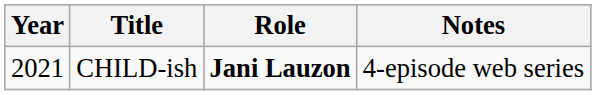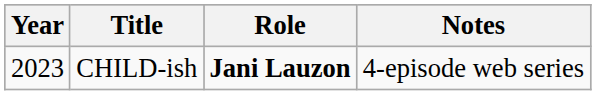(38, 67) 2021 -> (38, 67) 2023
